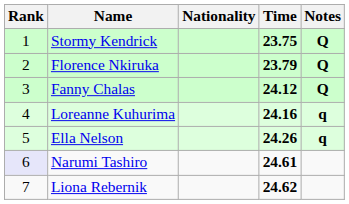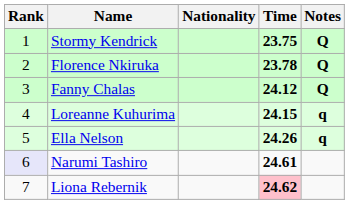(280, 65) 23.79 -> (280, 65) 23.78
(280, 114) 24.16 -> (280, 114) 24.15
(280, 187) no background -> (280, 187) pink background
